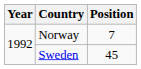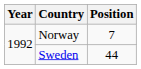(112, 54) 45 -> (112, 54) 44
